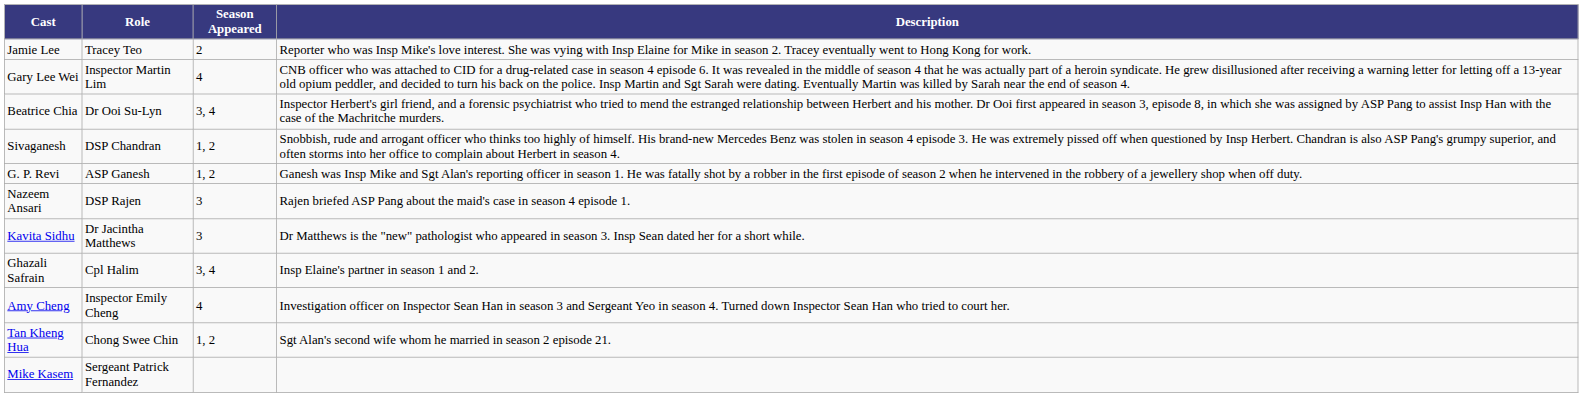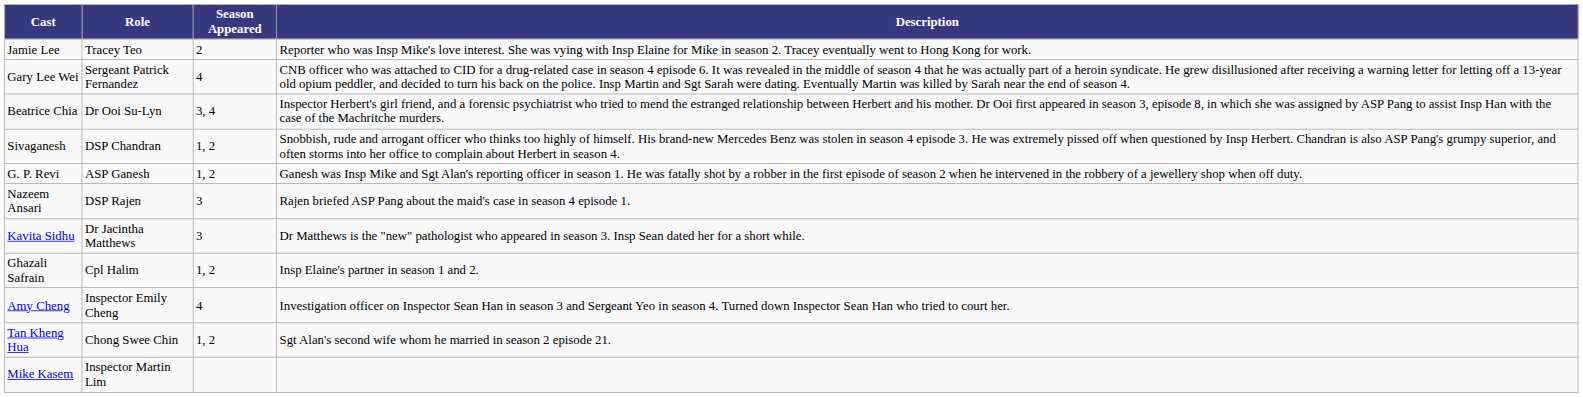(128, 76) Inspector Martin Lim -> (127, 76) Sergeant Patrick Fernandez
(206, 270) 3, 4 -> (206, 270) 1, 2
(127, 374) Sergeant Patrick Fernandez -> (128, 374) Inspector Martin Lim
